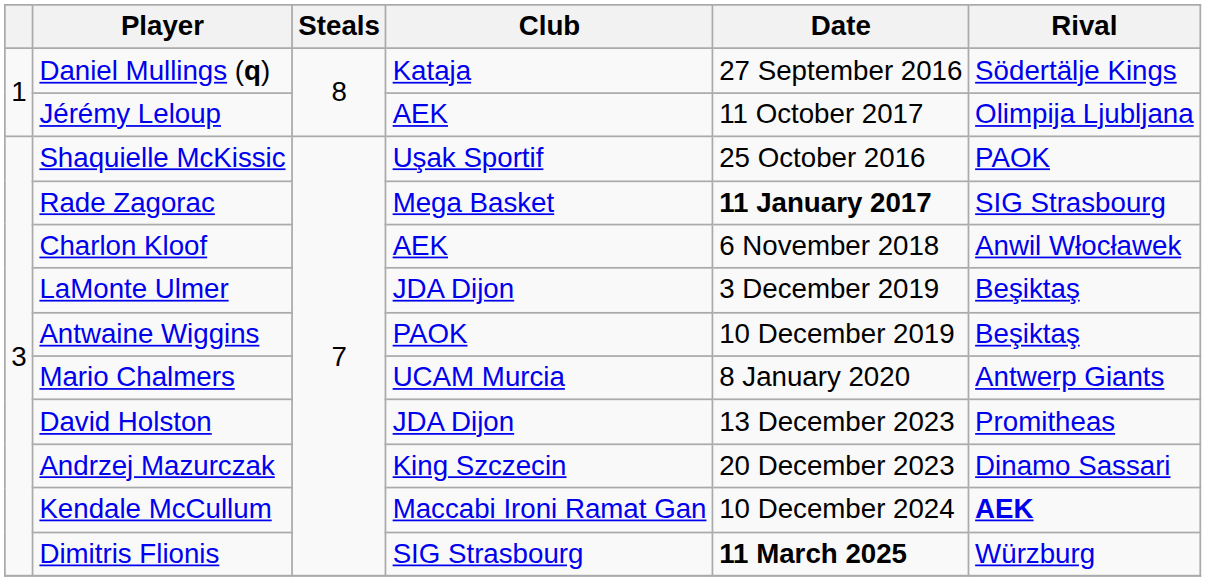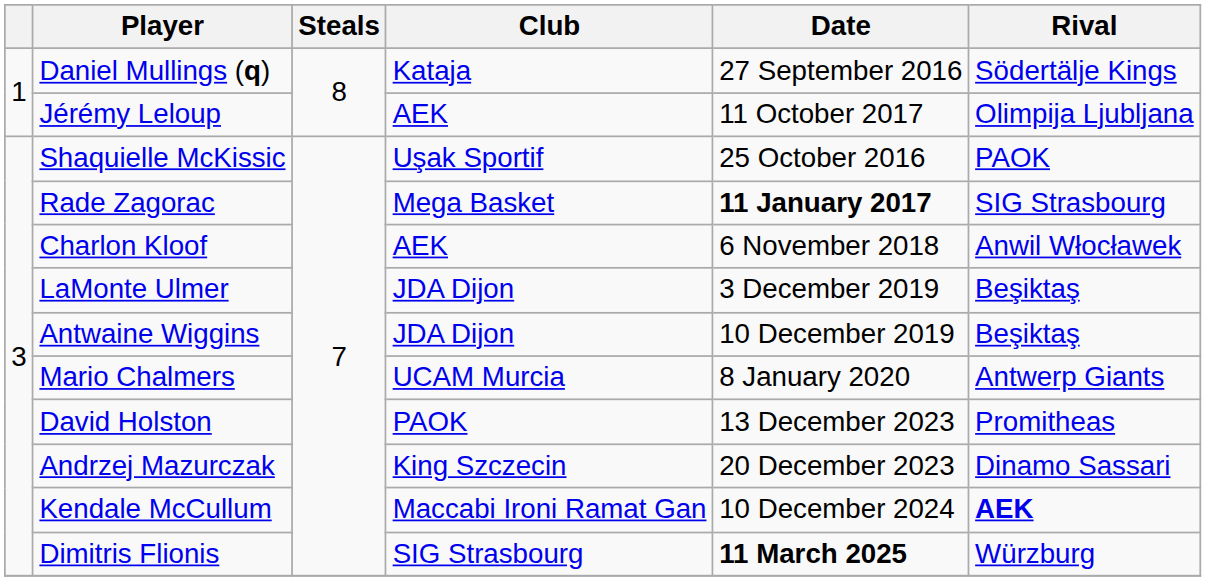(430, 333) PAOK -> (453, 333) JDA Dijon
(453, 421) JDA Dijon -> (430, 421) PAOK
